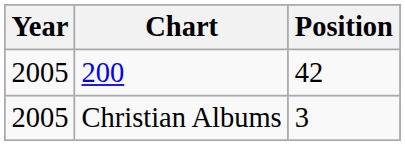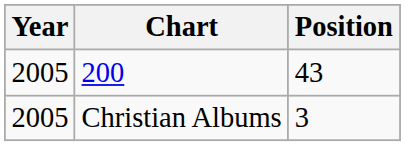(309, 72) 42 -> (309, 72) 43
